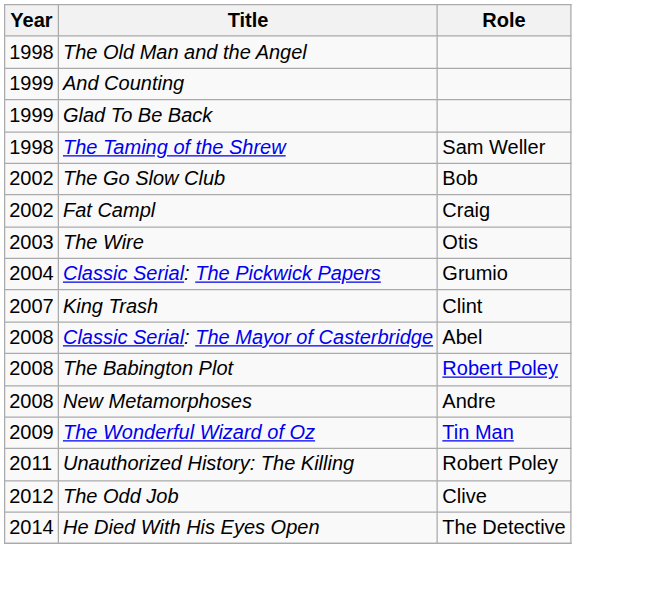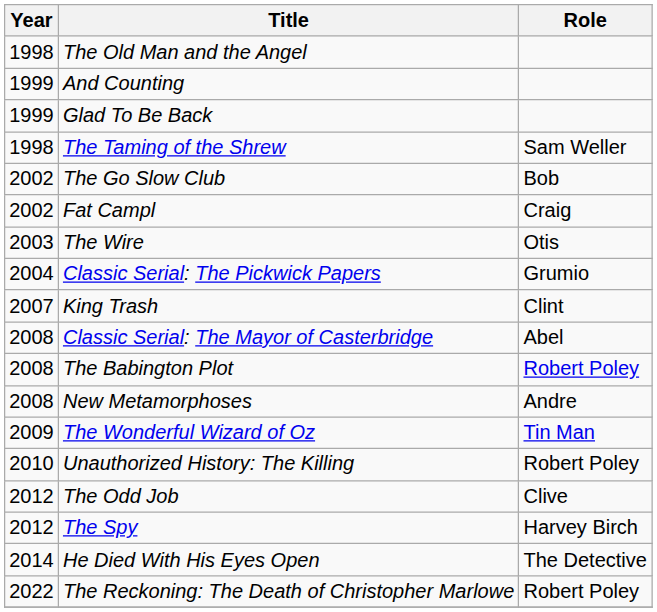(31, 464) 2011 -> (31, 464) 2010
+ row: (100, 527)
+ row: (289, 591)
